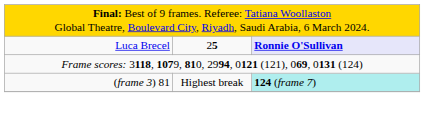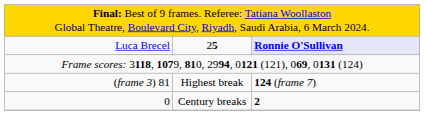(285, 82) paleturquoise background -> (285, 82) no background
+ row: (167, 101)
